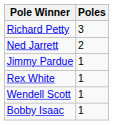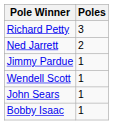- row: (31, 78)
+ row: (33, 95)
